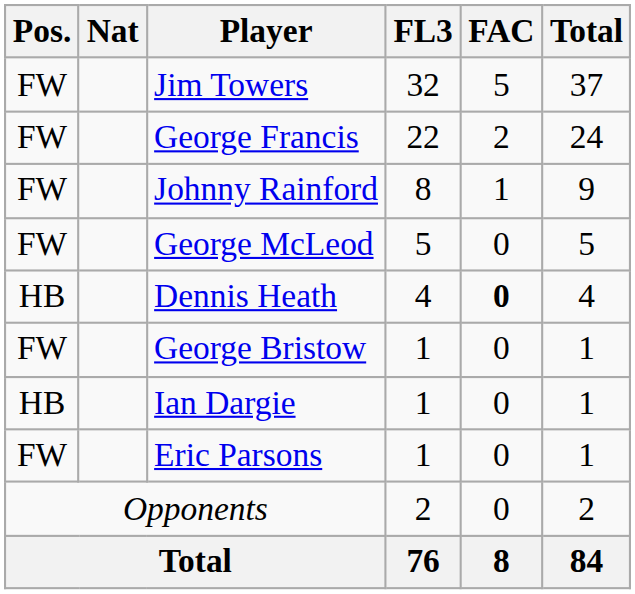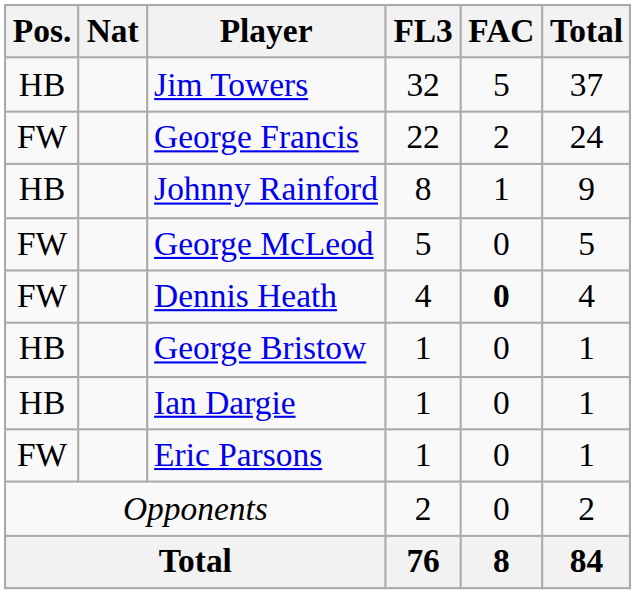(42, 84) FW -> (42, 84) HB
(42, 190) FW -> (42, 190) HB
(42, 296) HB -> (42, 296) FW
(42, 349) FW -> (42, 349) HB
